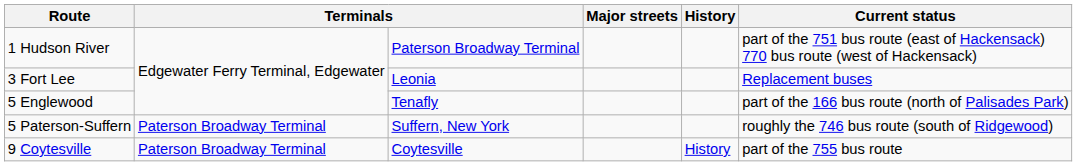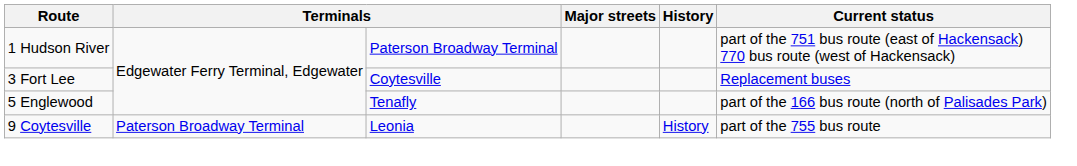(414, 79) Leonia -> (405, 79) Coytesville
- row: (69, 126)
(427, 149) Coytesville -> (392, 126) Leonia
